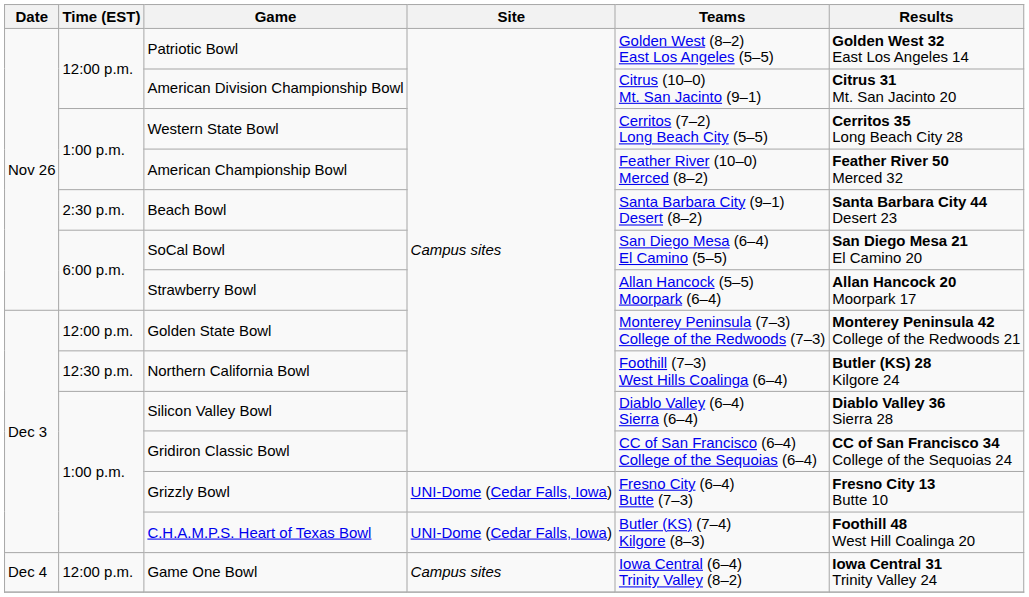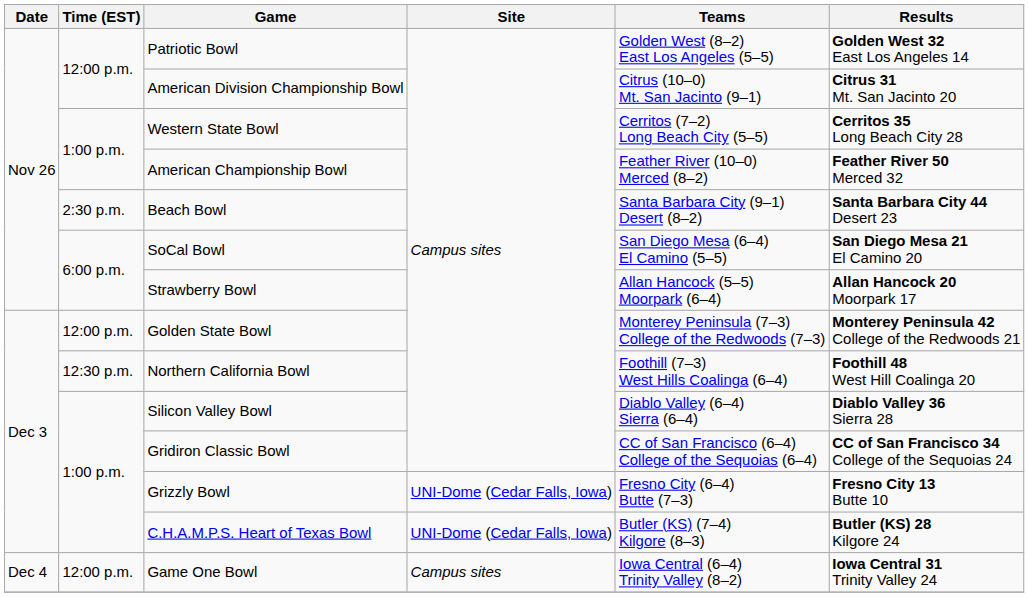(882, 371) Butler (KS) 28 Kilgore 24 -> (904, 371) Foothill 48 West Hill Coalinga 20
(904, 532) Foothill 48 West Hill Coalinga 20 -> (882, 532) Butler (KS) 28 Kilgore 24
